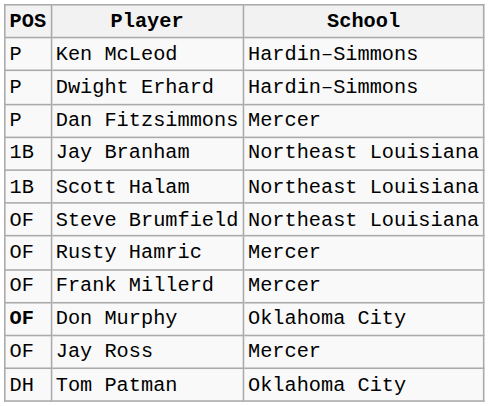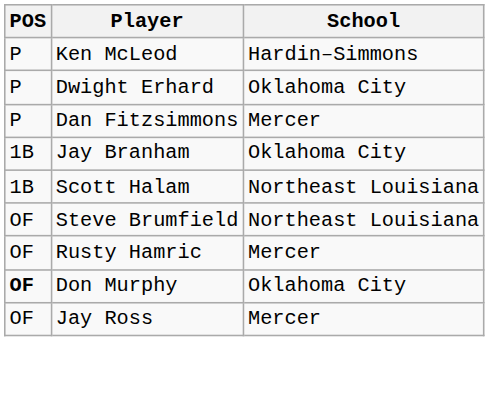(333, 87) Hardin–Simmons -> (327, 87) Oklahoma City
(364, 154) Northeast Louisiana -> (327, 154) Oklahoma City
- row: (135, 286)
- row: (117, 385)
